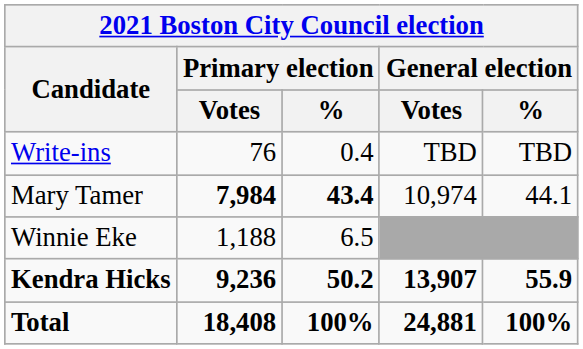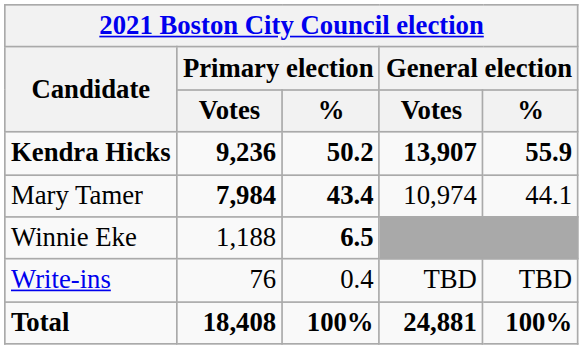rows swapped: (91, 279) <-> (61, 152)
(357, 237) normal -> (357, 237) bold
